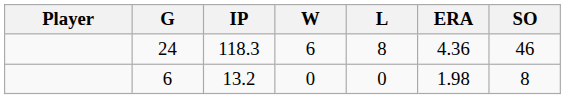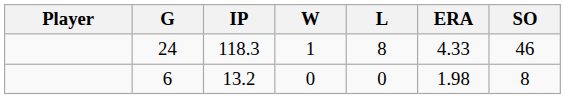(310, 49) 6 -> (310, 49) 1
(453, 49) 4.36 -> (453, 49) 4.33
